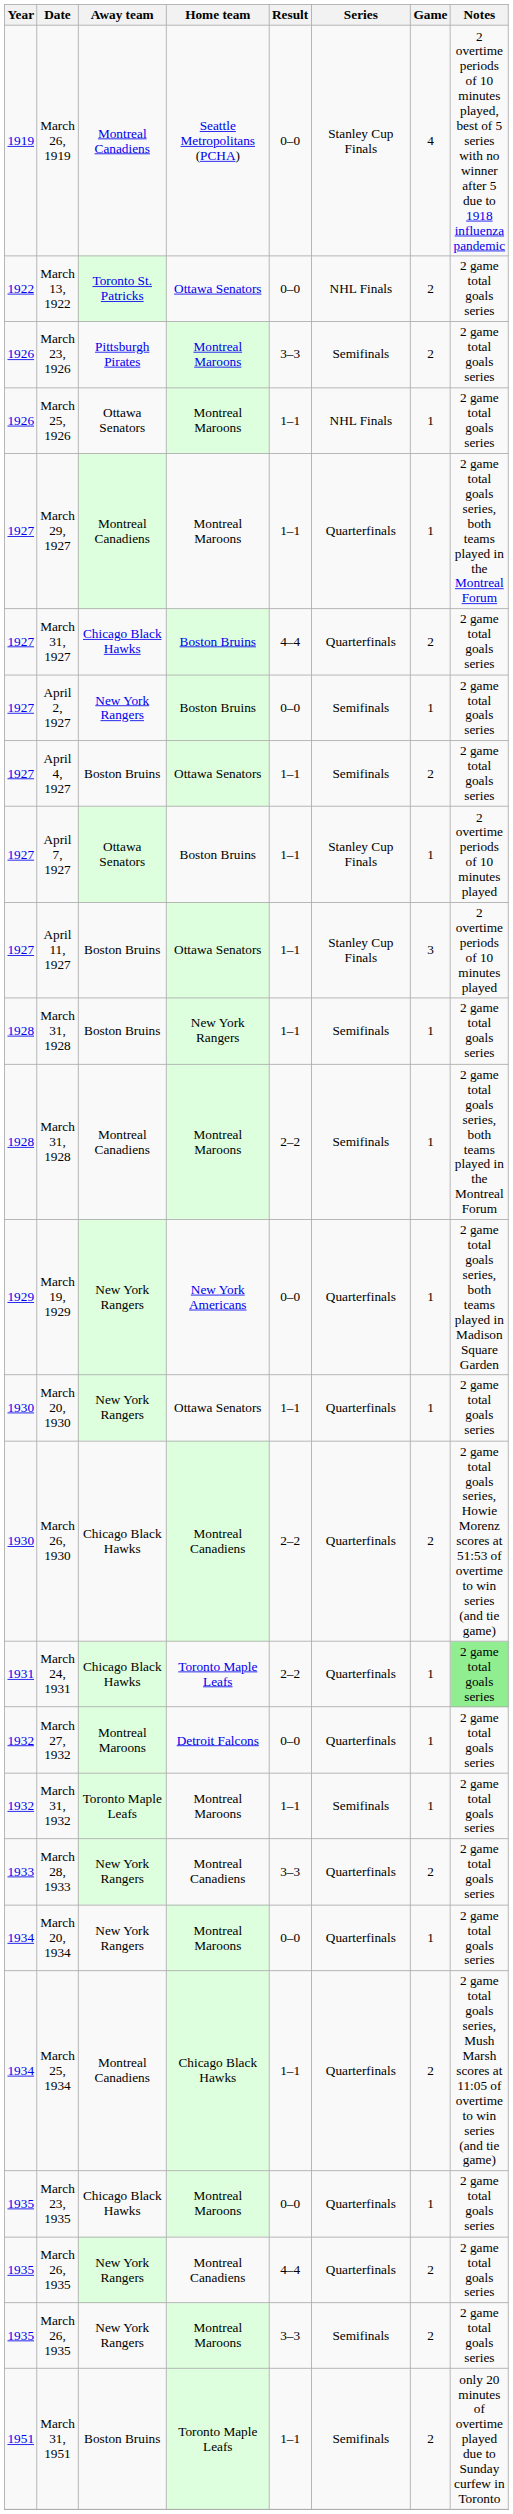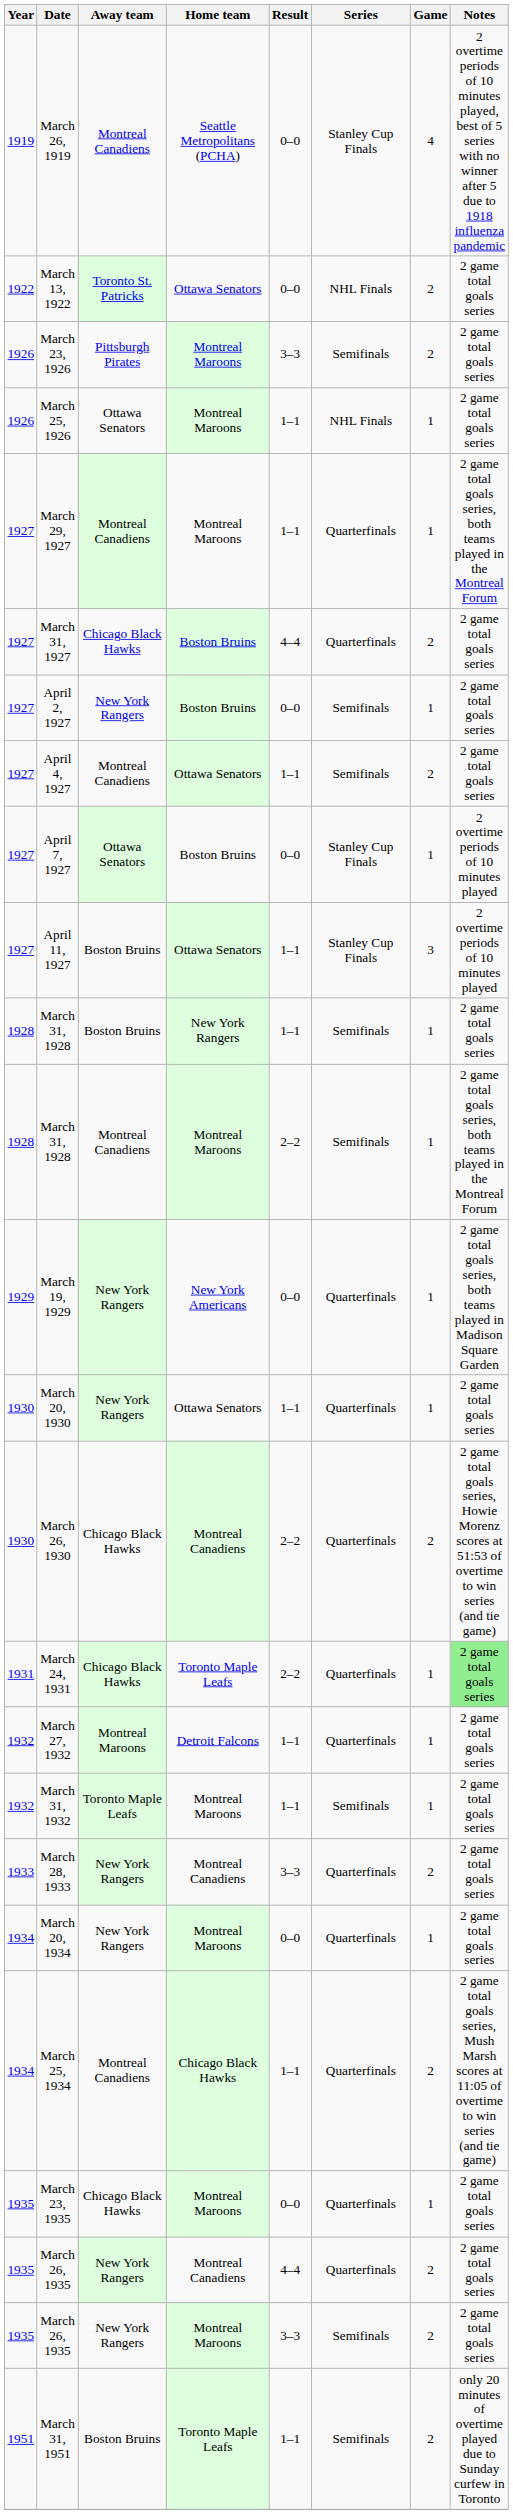(122, 773) Boston Bruins -> (122, 773) Montreal Canadiens
(290, 854) 1–1 -> (290, 854) 0–0
(290, 1740) 0–0 -> (290, 1740) 1–1
